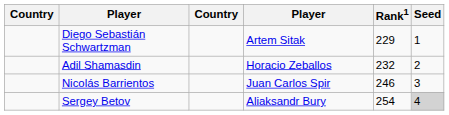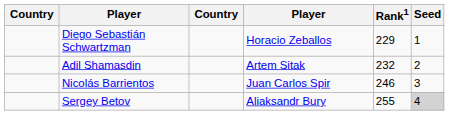(276, 40) Artem Sitak -> (289, 40) Horacio Zeballos
(289, 65) Horacio Zeballos -> (276, 65) Artem Sitak
(385, 101) 254 -> (385, 101) 255
